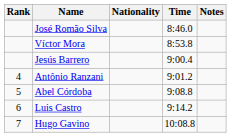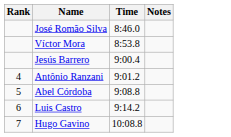- column: (136, 12)
